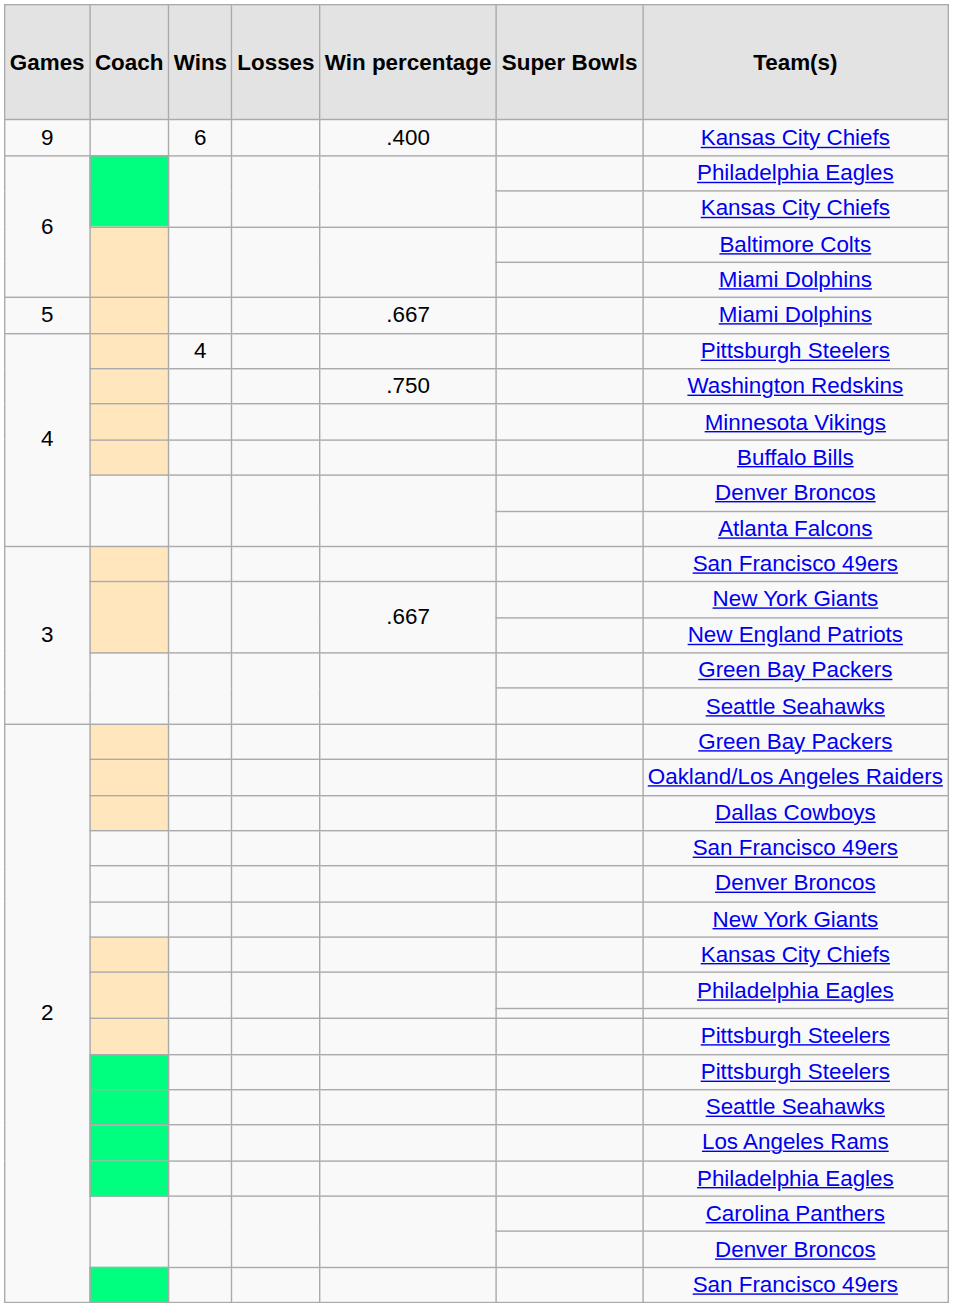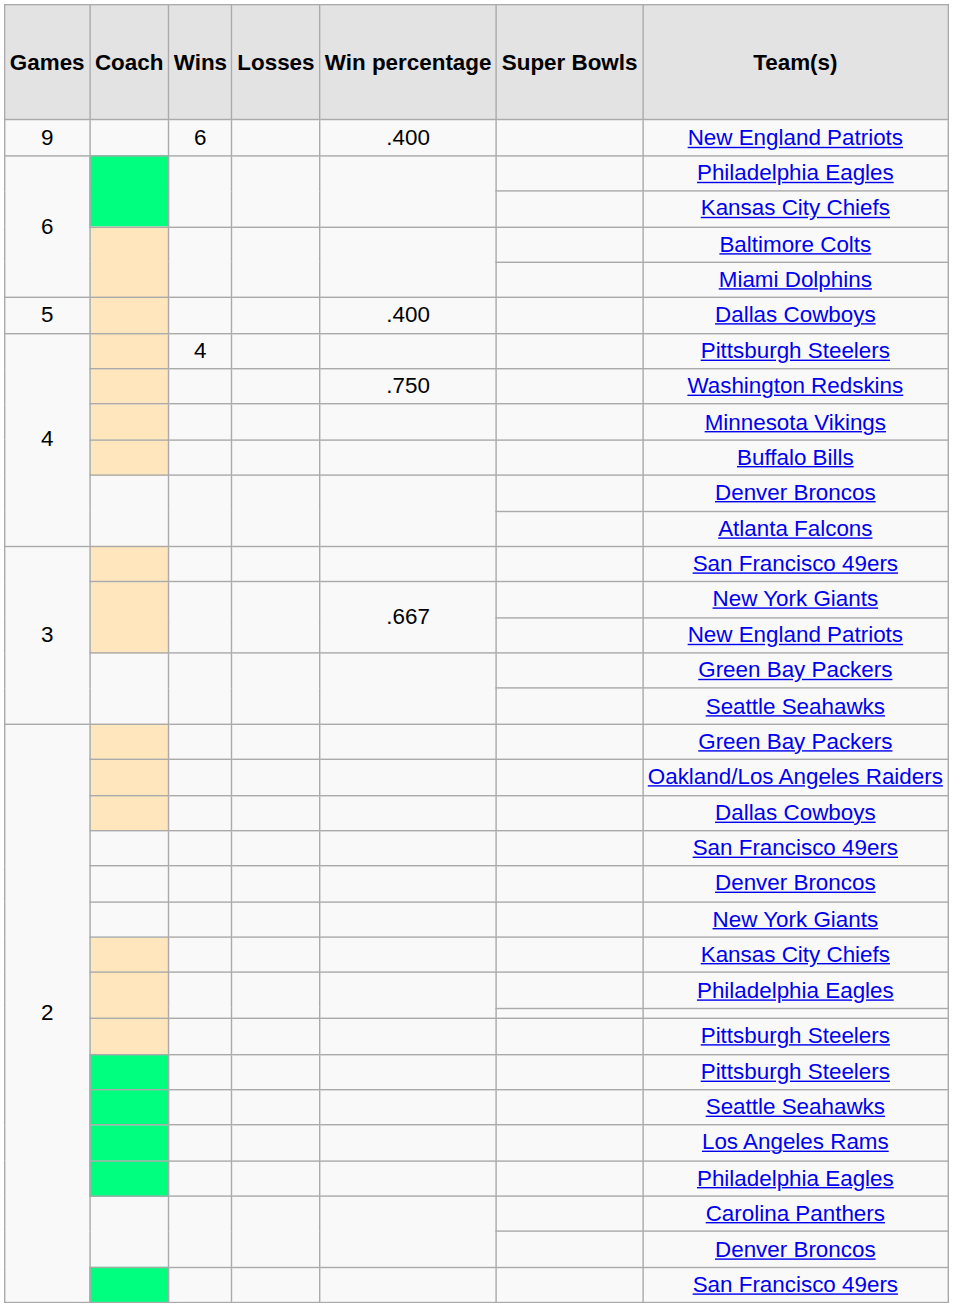(795, 137) Kansas City Chiefs -> (795, 137) New England Patriots
(408, 315) .667 -> (408, 315) .400
(795, 315) Miami Dolphins -> (795, 315) Dallas Cowboys
